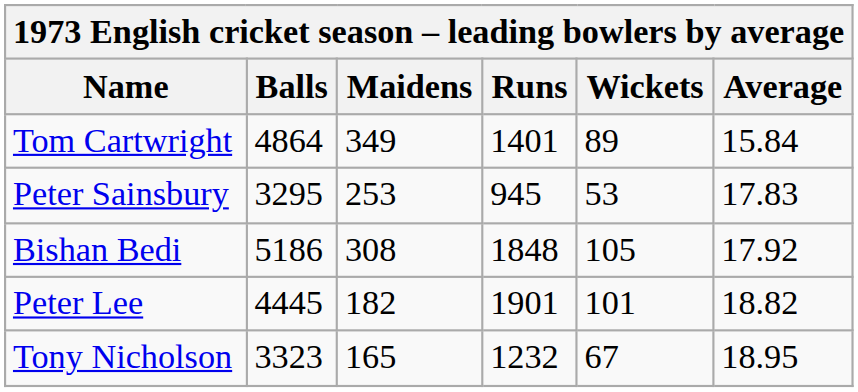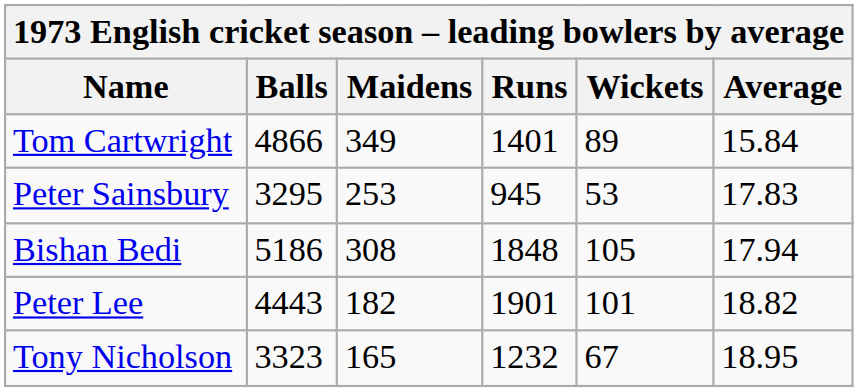(289, 140) 4864 -> (289, 140) 4866
(760, 248) 17.92 -> (760, 248) 17.94
(289, 303) 4445 -> (289, 303) 4443
